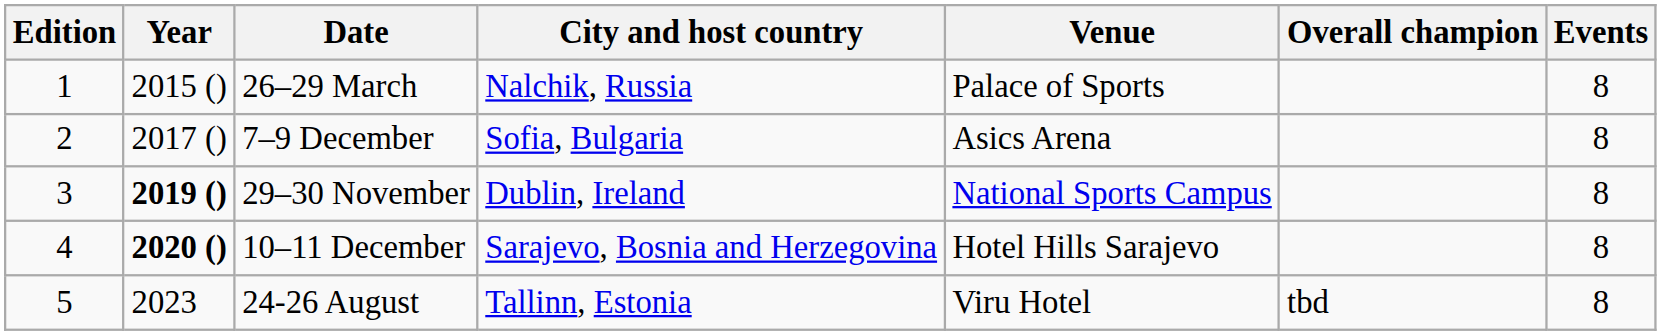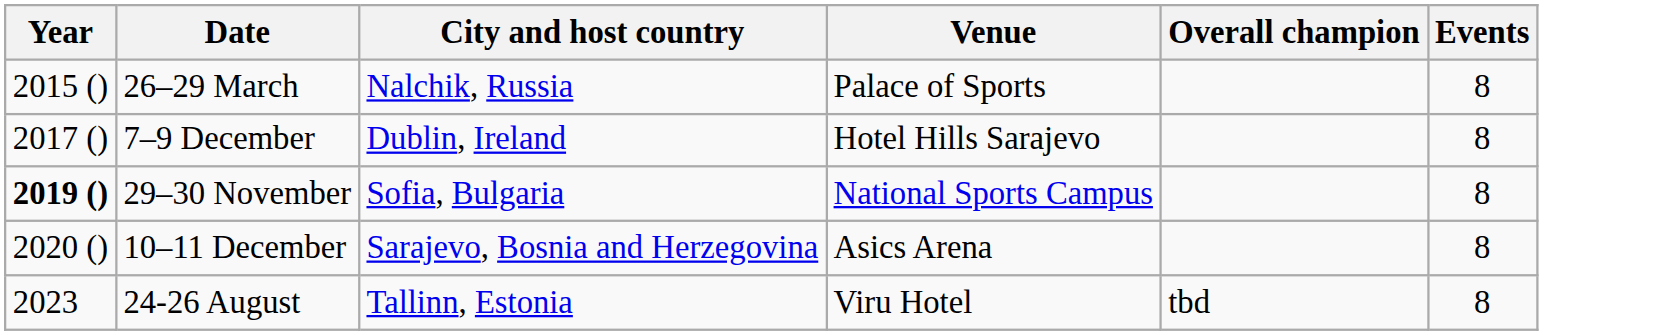- column: (65, 31)
(584, 139) Sofia, Bulgaria -> (466, 139) Dublin, Ireland
(1032, 139) Asics Arena -> (967, 139) Hotel Hills Sarajevo
(585, 193) Dublin, Ireland -> (465, 193) Sofia, Bulgaria
(179, 247) bold -> (60, 247) normal
(1086, 247) Hotel Hills Sarajevo -> (913, 247) Asics Arena
